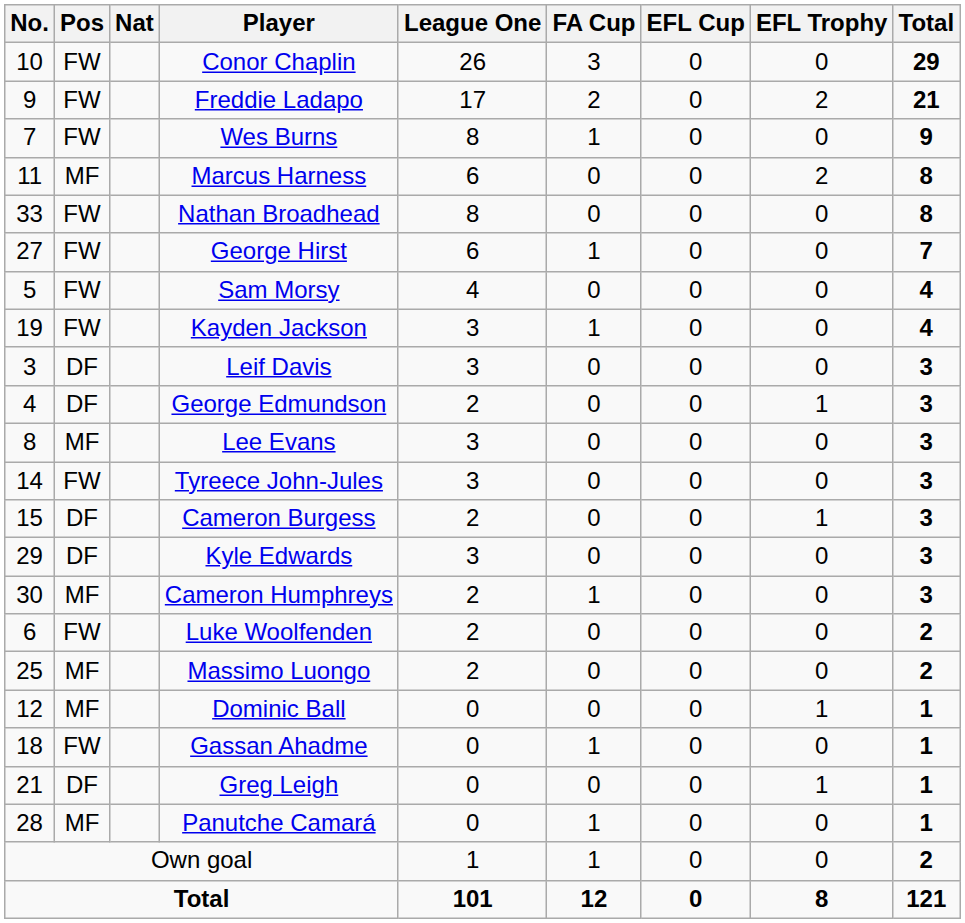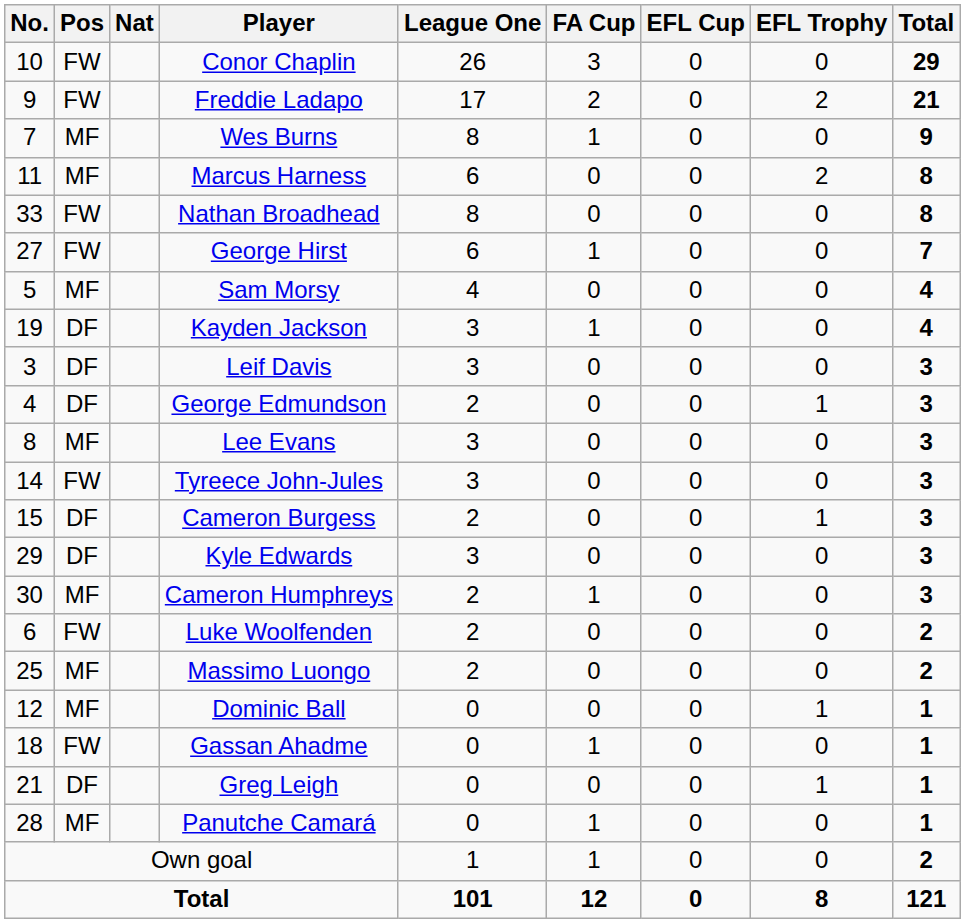(82, 137) FW -> (82, 137) MF
(82, 289) FW -> (82, 289) MF
(82, 328) FW -> (82, 328) DF
